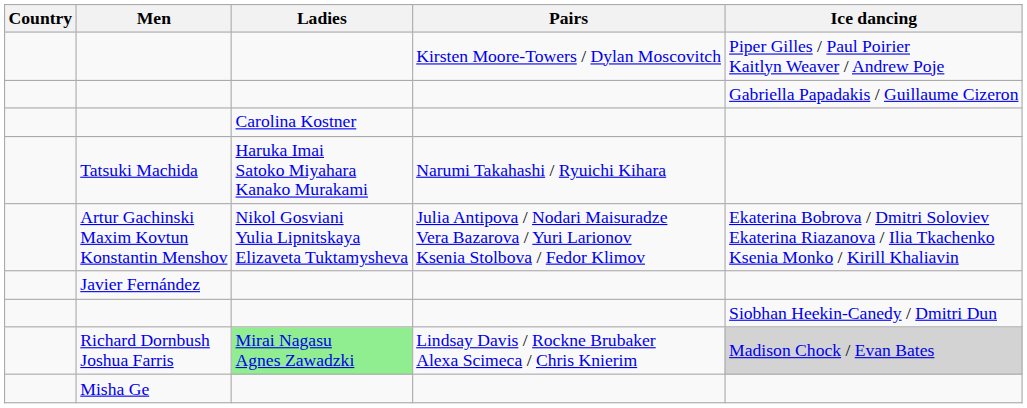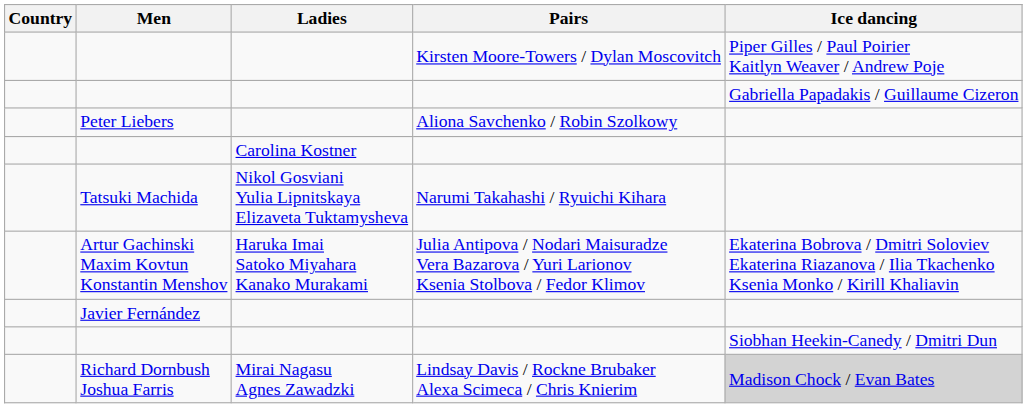+ row: (127, 121)
(302, 169) Haruka Imai Satoko Miyahara Kanako Murakami -> (322, 197) Nikol Gosviani Yulia Lipnitskaya Elizaveta Tuktamysheva
(322, 237) Nikol Gosviani Yulia Lipnitskaya Elizaveta Tuktamysheva -> (302, 265) Haruka Imai Satoko Miyahara Kanako Murakami
(295, 350) lightgreen background -> (295, 378) no background
- row: (115, 388)
